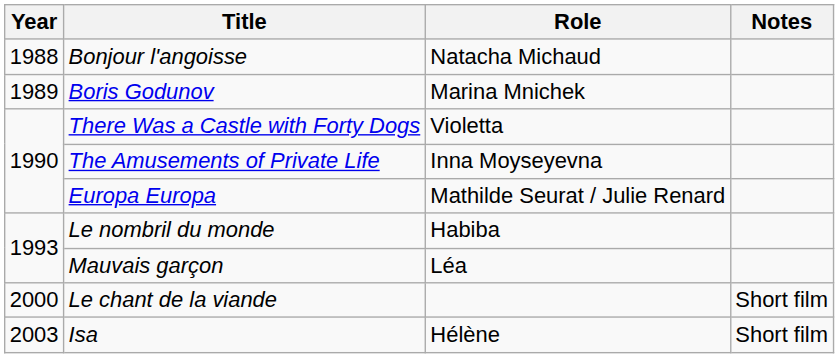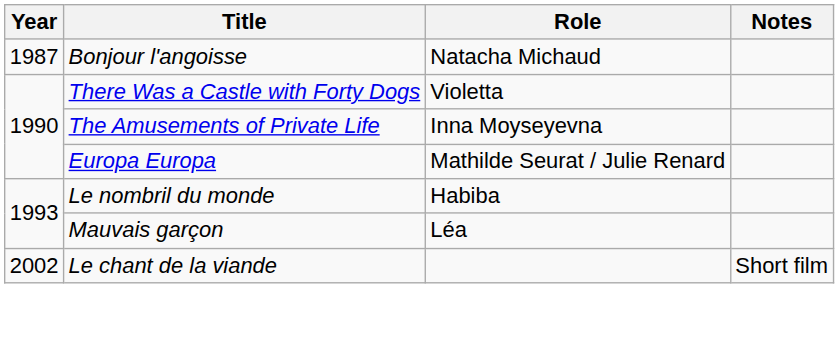(34, 56) 1988 -> (34, 56) 1987
- row: (141, 91)
(34, 299) 2000 -> (34, 265) 2002
- row: (83, 334)
